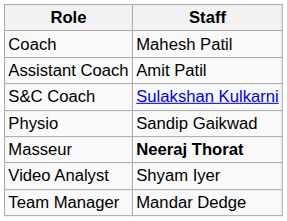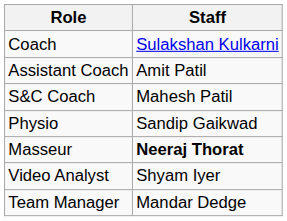(184, 44) Mahesh Patil -> (207, 44) Sulakshan Kulkarni
(207, 96) Sulakshan Kulkarni -> (184, 96) Mahesh Patil
